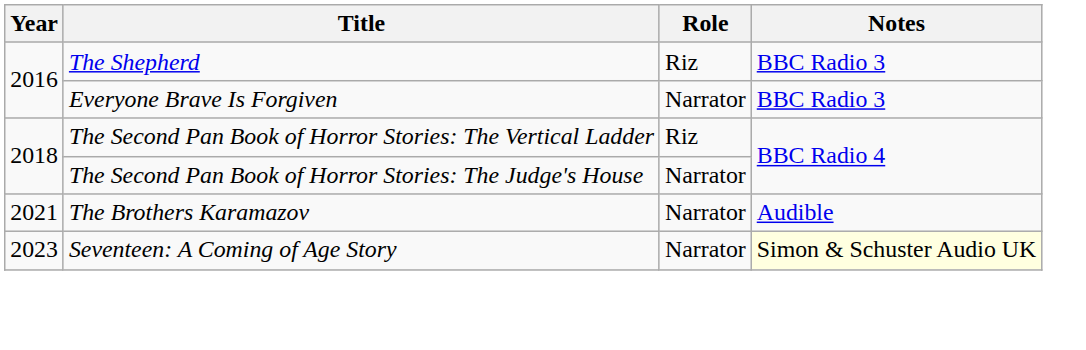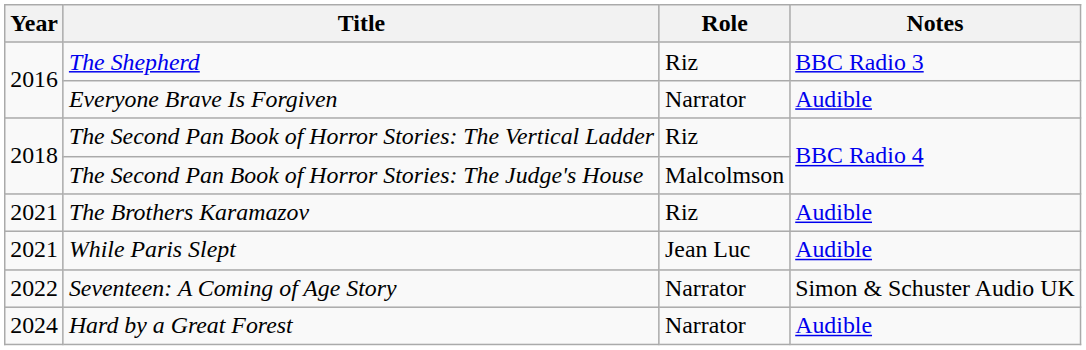(821, 99) BBC Radio 3 -> (834, 99) Audible
(705, 174) Narrator -> (725, 174) Malcolmson
(705, 212) Narrator -> (682, 212) Riz
+ row: (152, 250)
(34, 250) 2023 -> (34, 288) 2022
(896, 250) lightyellow background -> (935, 288) no background
+ row: (181, 325)
